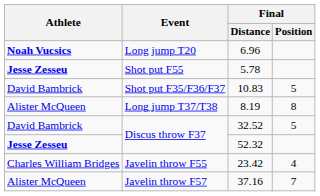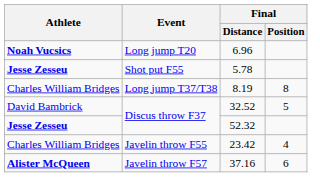- row: (250, 88)
(46, 107) Alister McQueen -> (63, 88) Charles William Bridges
(46, 182) normal -> (48, 163) bold
(294, 182) 7 -> (286, 163) 6
